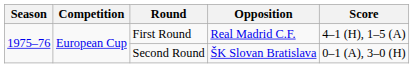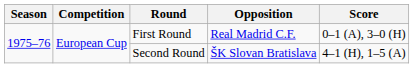(364, 33) 4–1 (H), 1–5 (A) -> (364, 33) 0–1 (A), 3–0 (H)
(364, 53) 0–1 (A), 3–0 (H) -> (364, 53) 4–1 (H), 1–5 (A)
